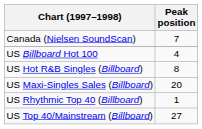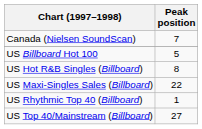(176, 54) 4 -> (176, 54) 5
(176, 85) 20 -> (176, 85) 22
